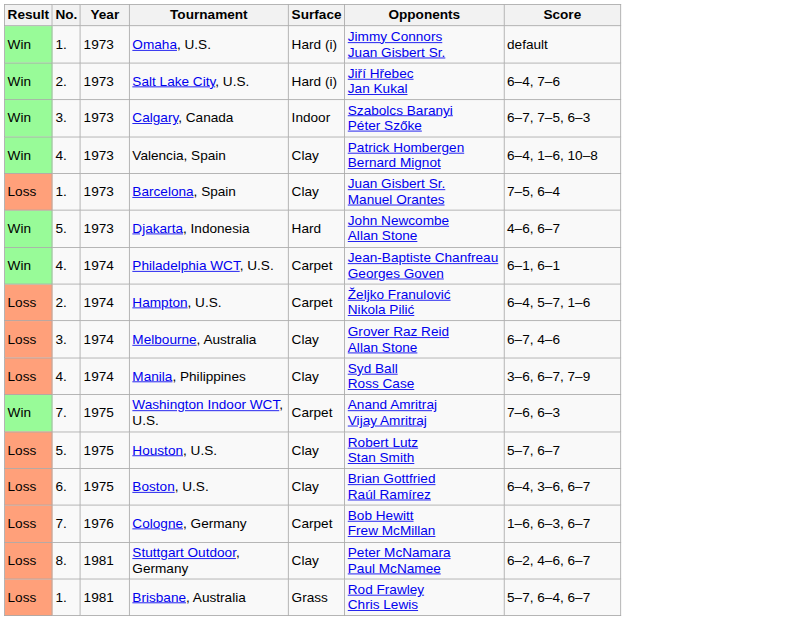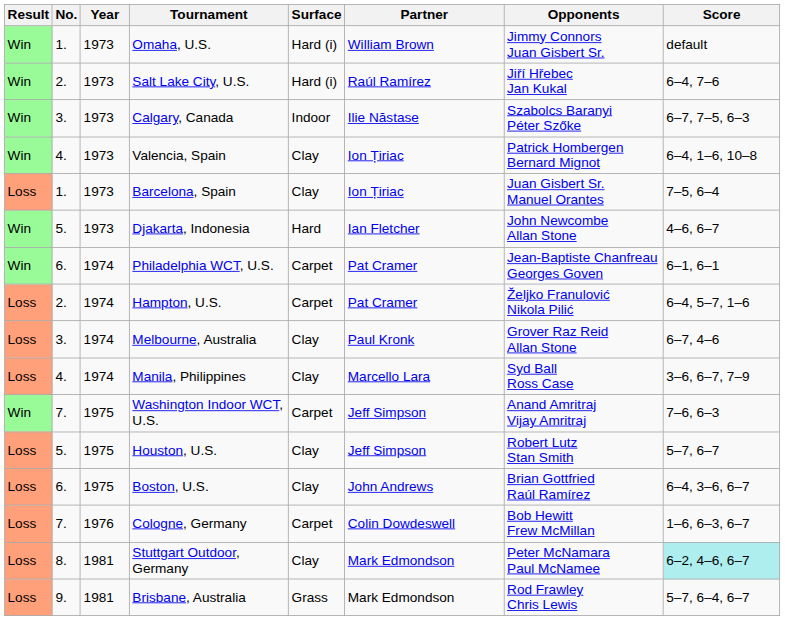+ column: (424, 15)
(61, 265) 4. -> (61, 265) 6.
(549, 560) no background -> (708, 560) paleturquoise background
(61, 597) 1. -> (61, 597) 9.
